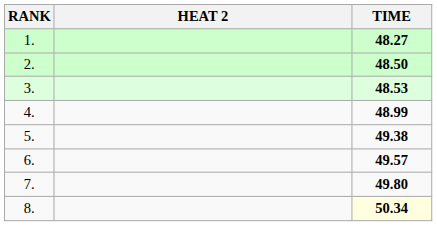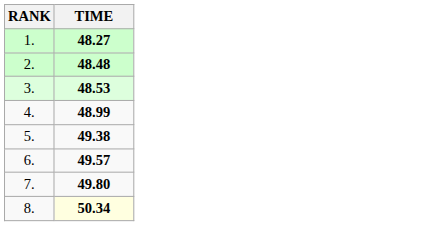- column: (203, 16)
(392, 64) 48.50 -> (94, 64) 48.48
